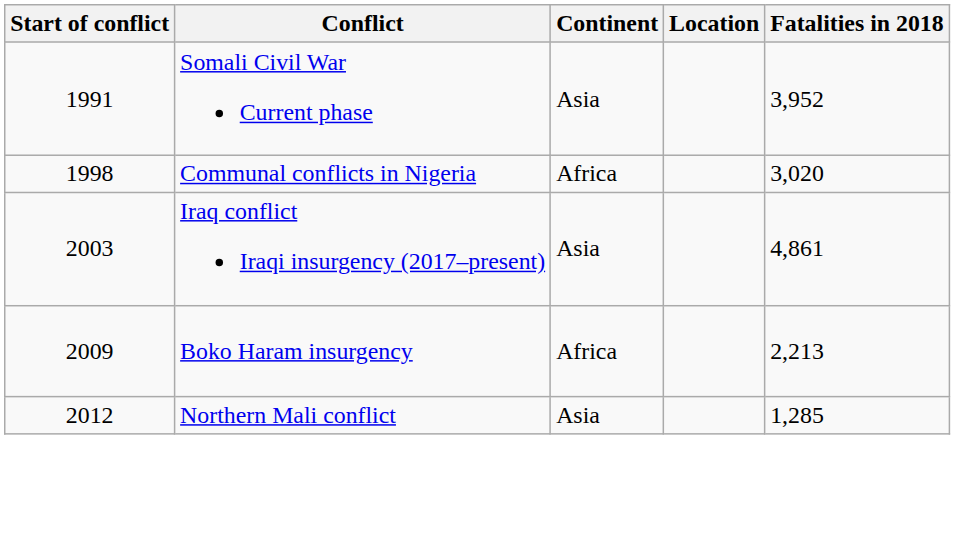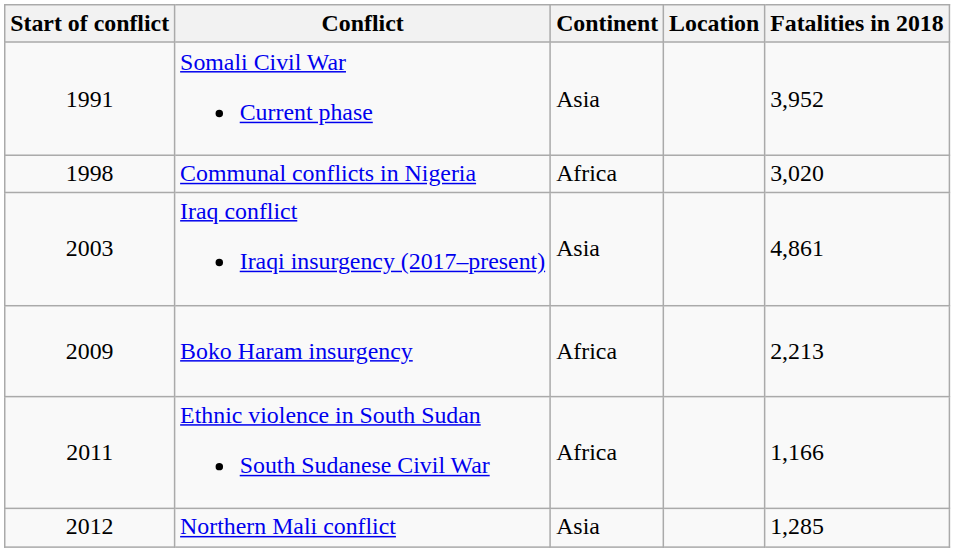+ row: (363, 441)
